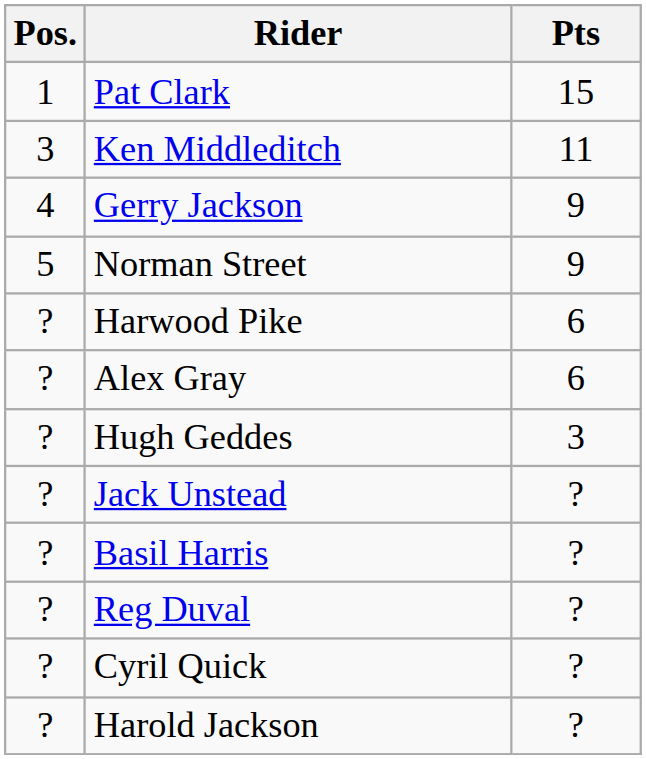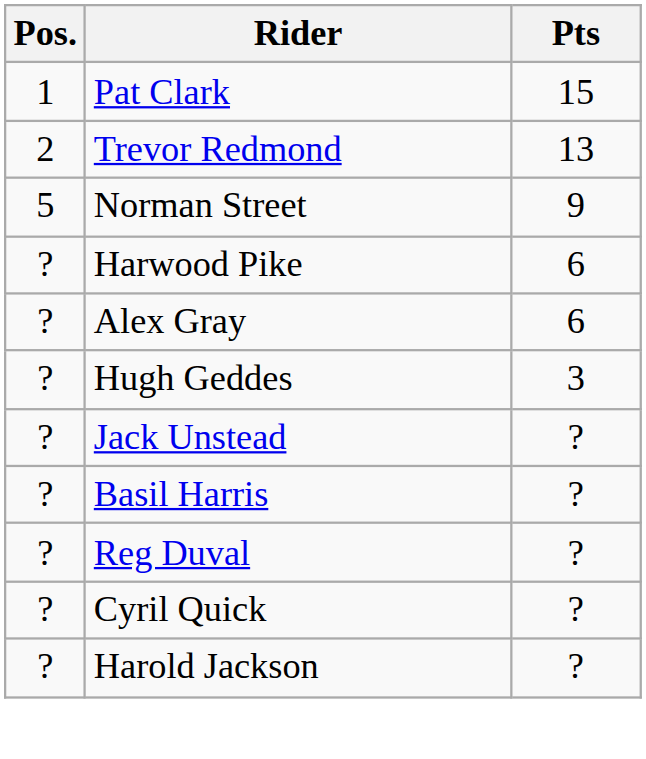+ row: (218, 148)
- row: (217, 148)
- row: (198, 206)
